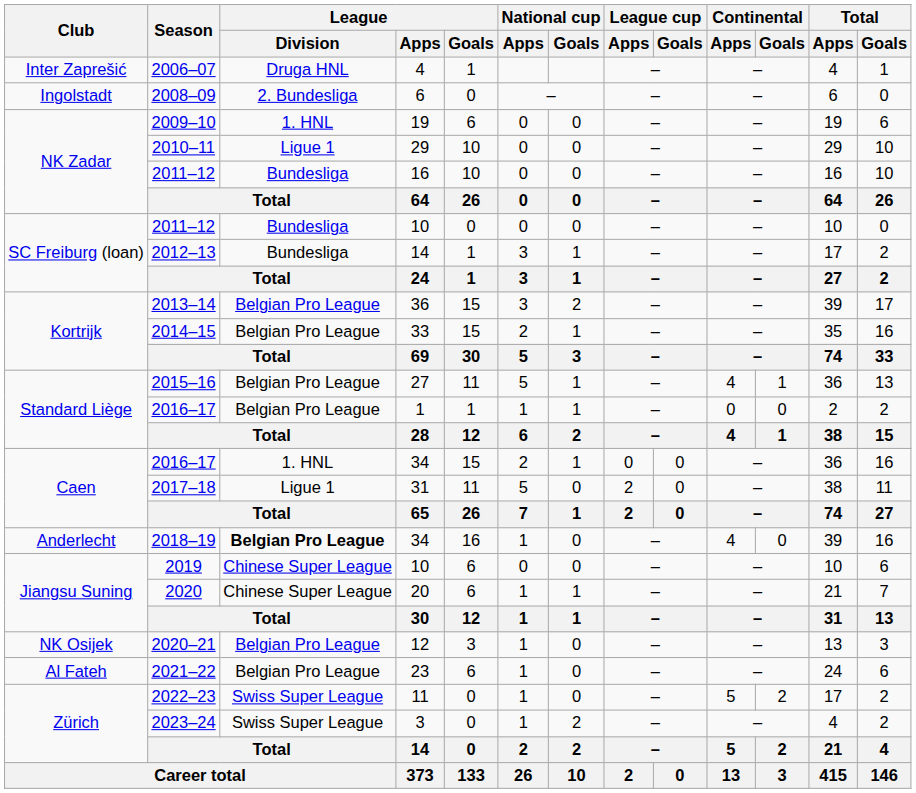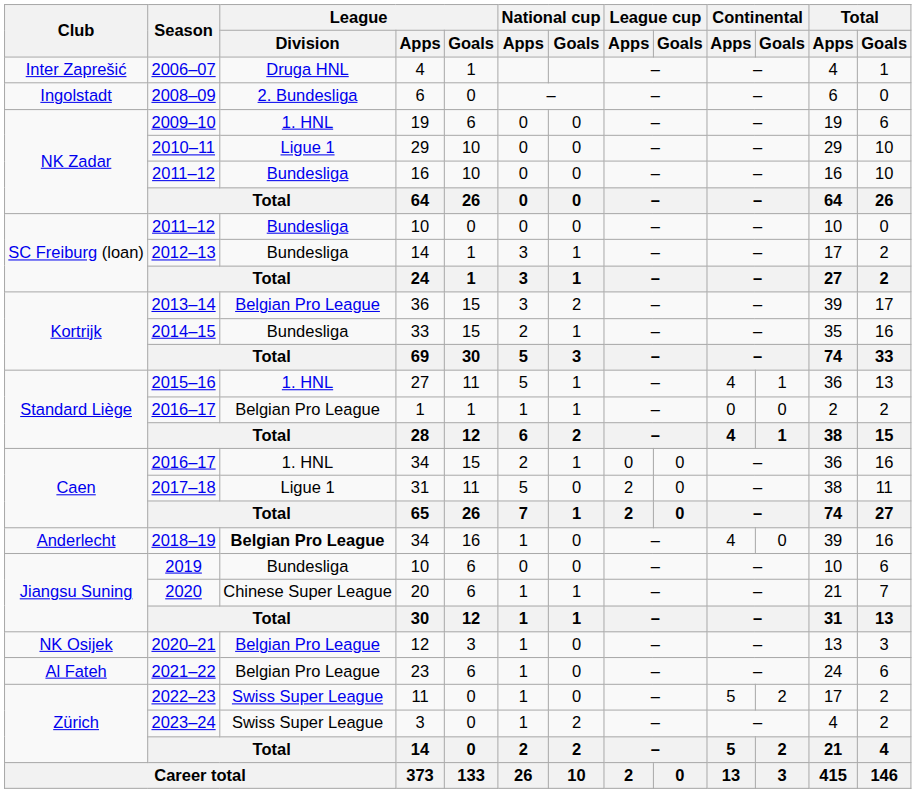(308, 331) Belgian Pro League -> (308, 331) Bundesliga
(308, 383) Belgian Pro League -> (308, 383) 1. HNL
(308, 566) Chinese Super League -> (308, 566) Bundesliga
